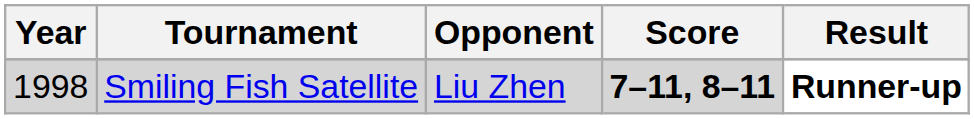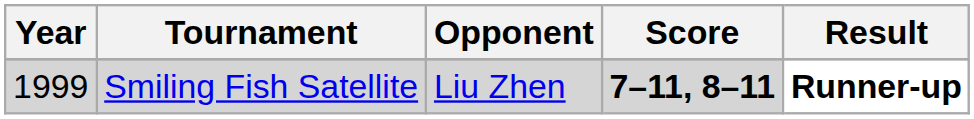(51, 86) 1998 -> (51, 86) 1999
